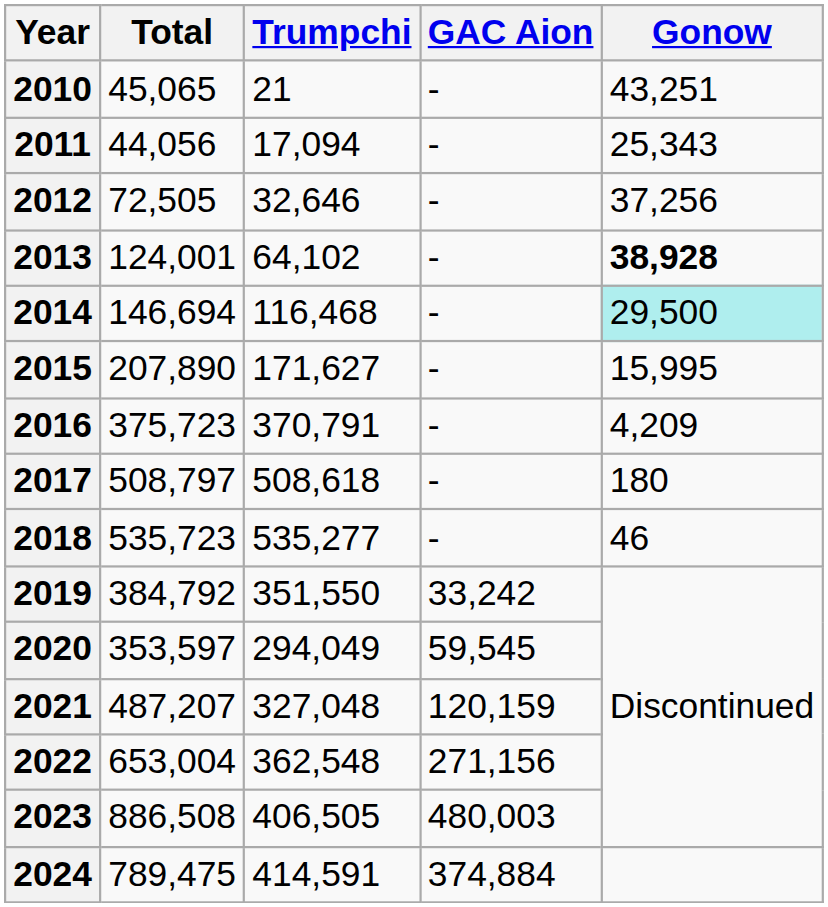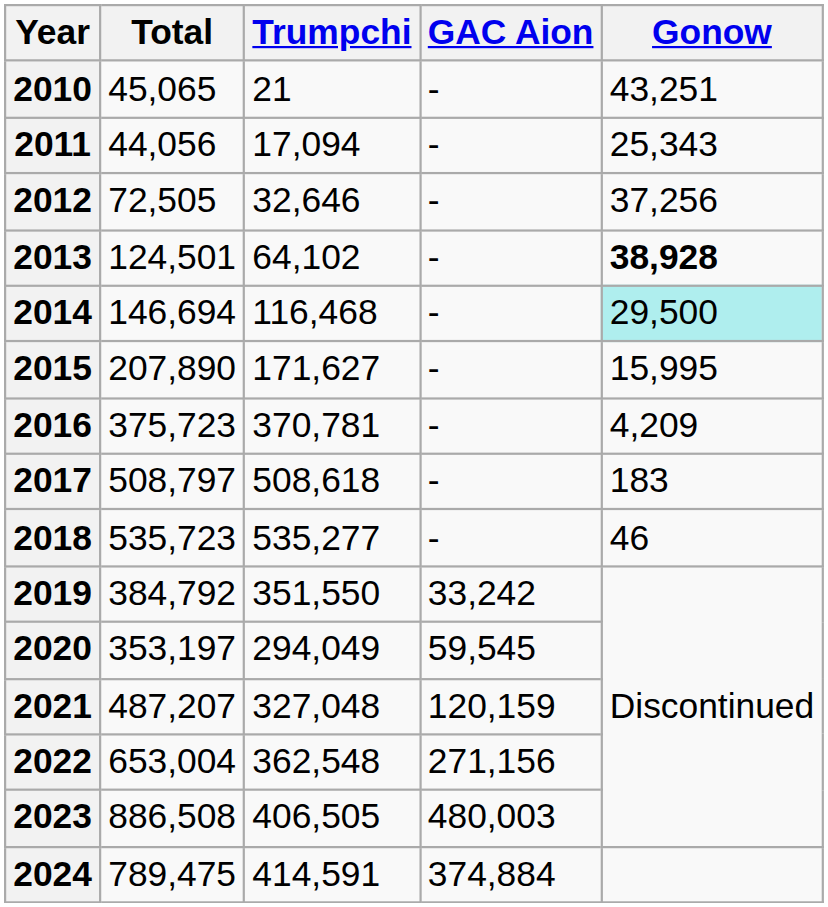(172, 256) 124,001 -> (172, 256) 124,501
(316, 425) 370,791 -> (316, 425) 370,781
(639, 481) 180 -> (639, 481) 183
(172, 649) 353,597 -> (172, 649) 353,197
